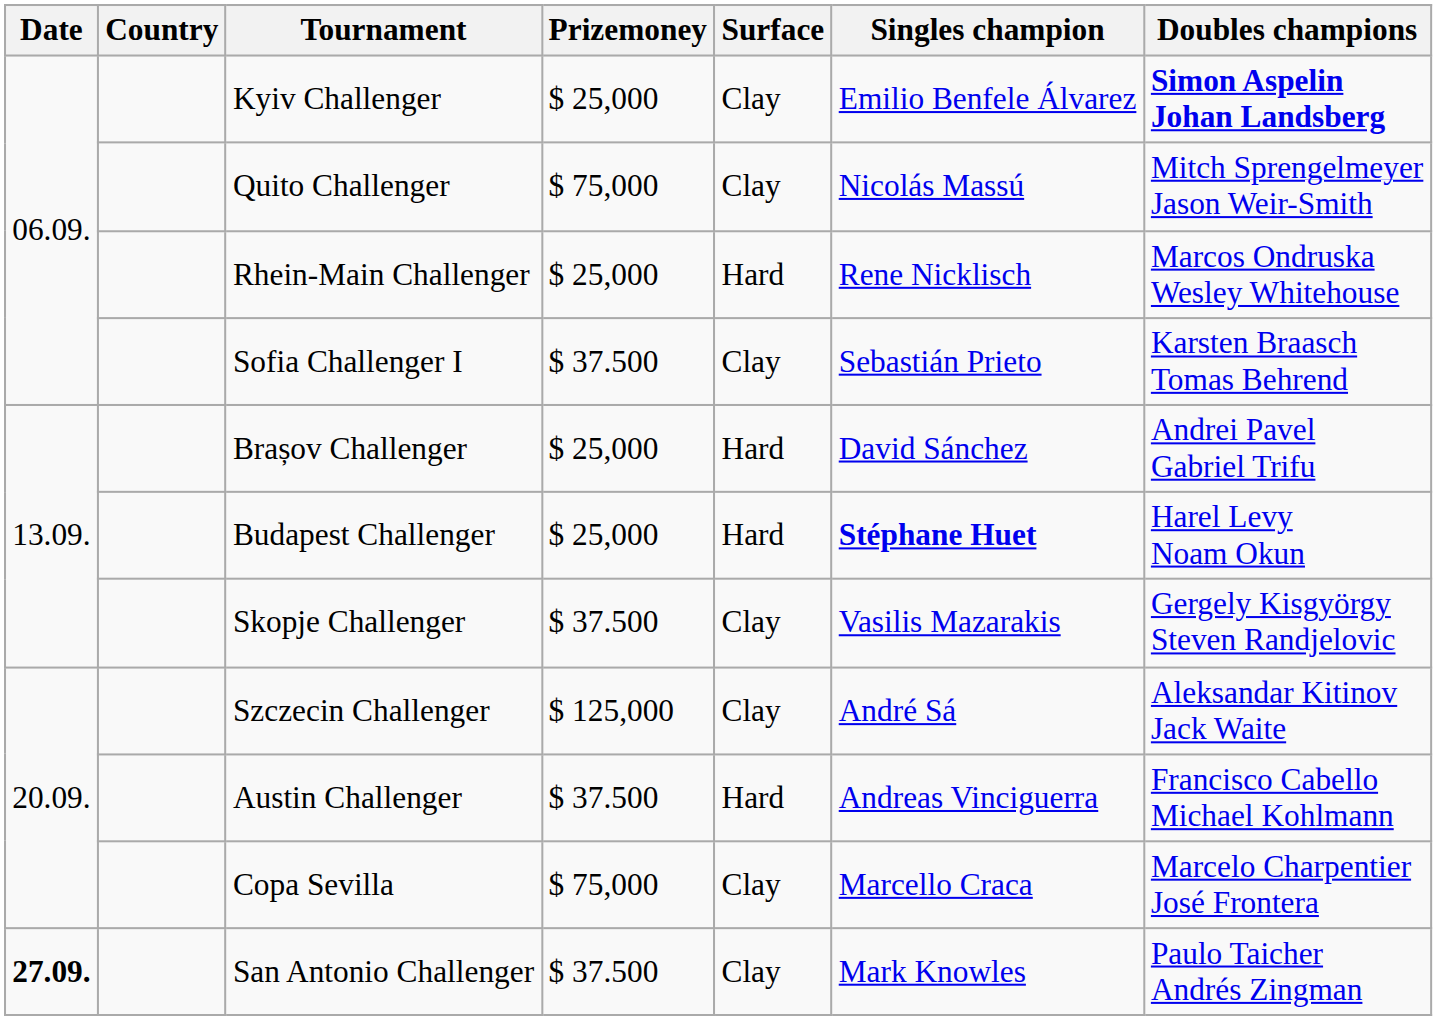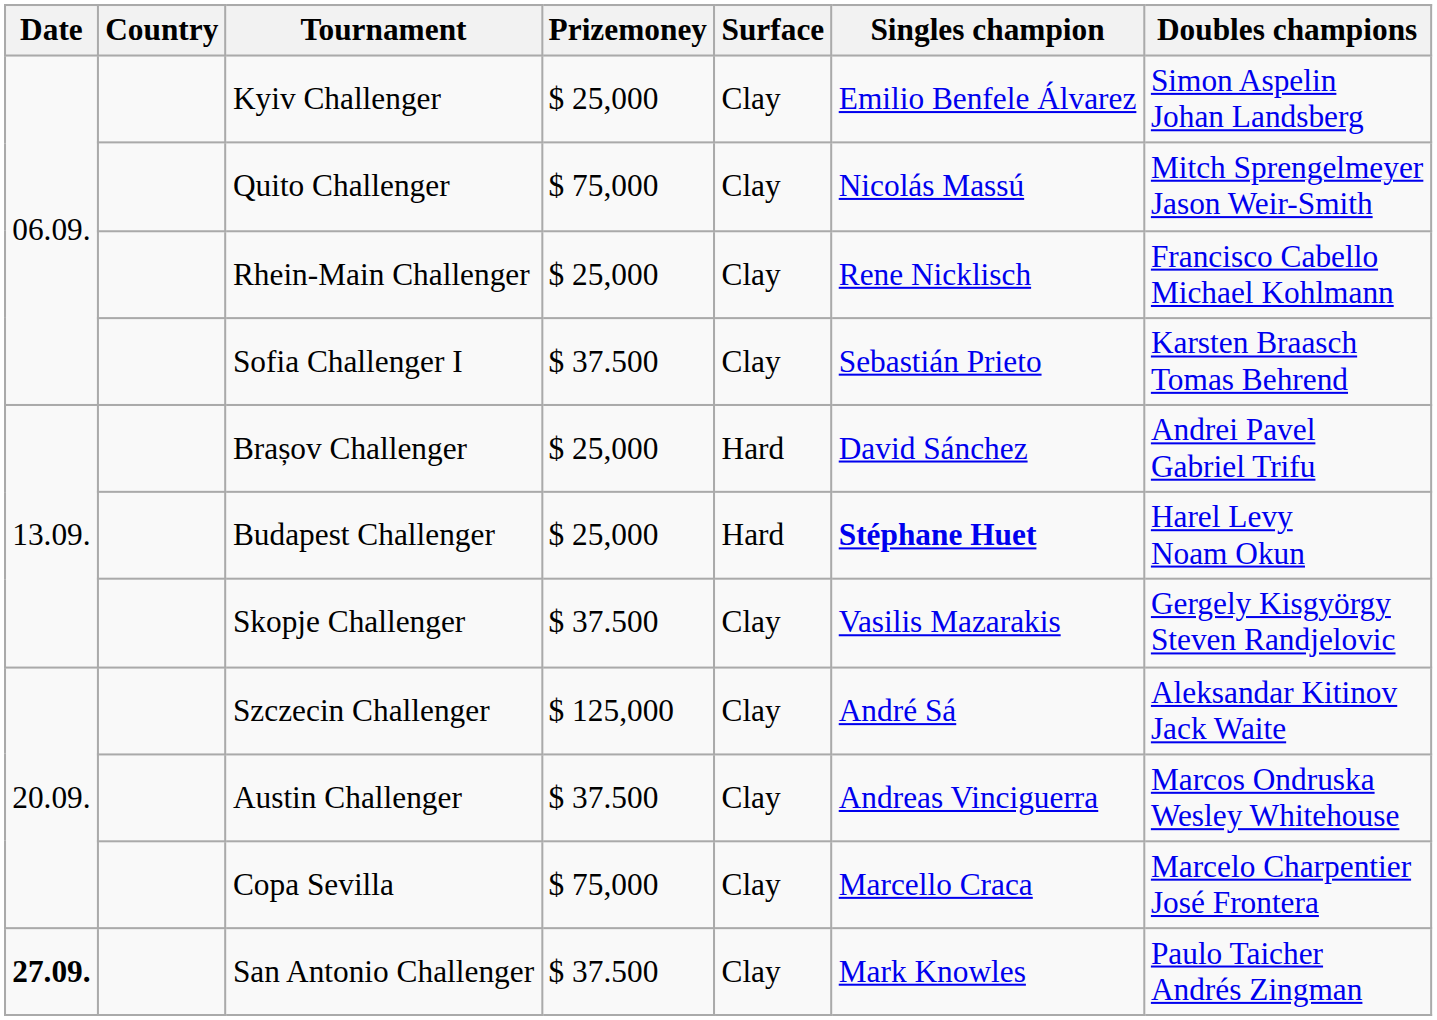(1268, 98) bold -> (1257, 98) normal
(753, 272) Hard -> (751, 272) Clay
(1275, 272) Marcos Ondruska Wesley Whitehouse -> (1272, 272) Francisco Cabello Michael Kohlmann
(753, 796) Hard -> (751, 796) Clay
(1272, 796) Francisco Cabello Michael Kohlmann -> (1275, 796) Marcos Ondruska Wesley Whitehouse
